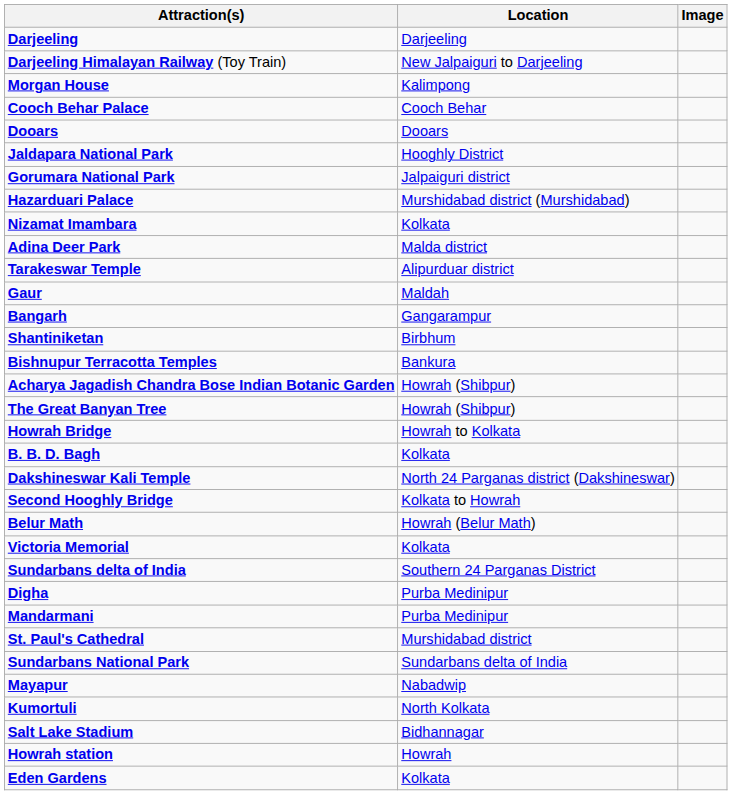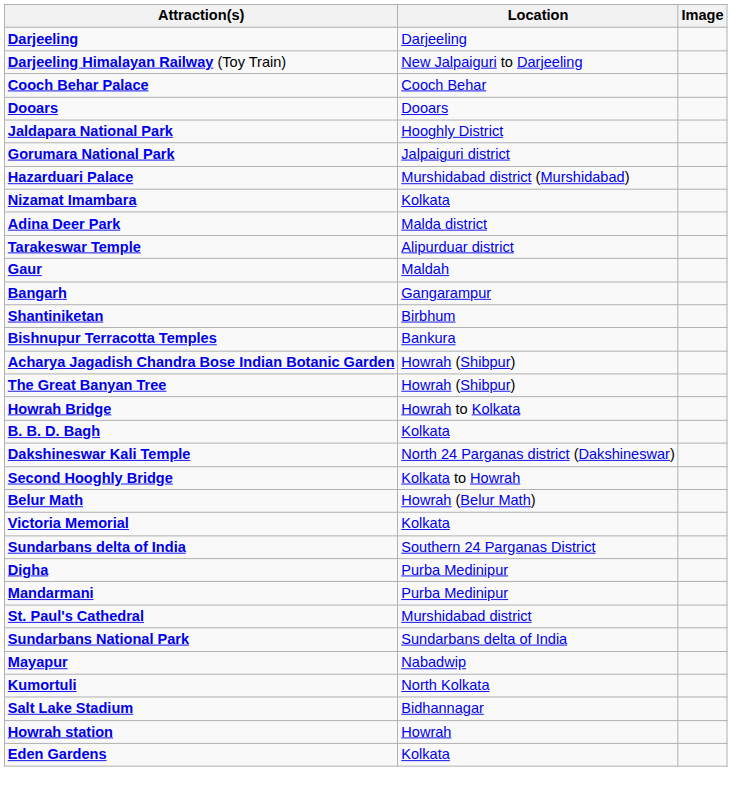- row: (58, 85)
